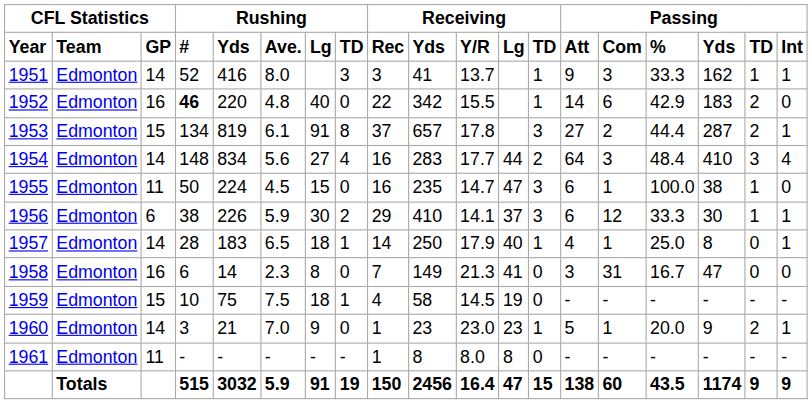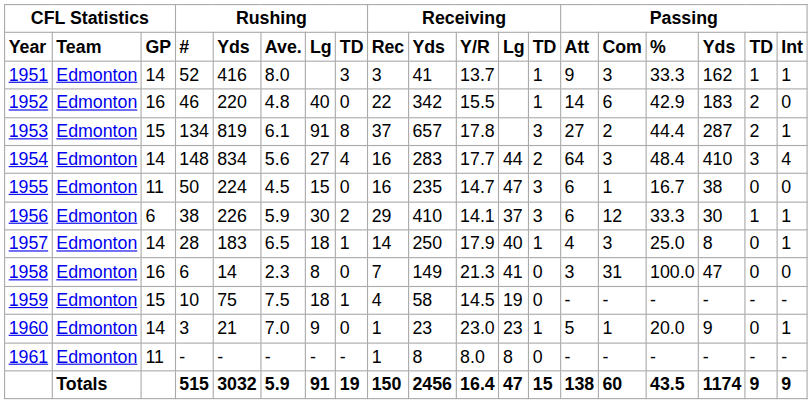(189, 103) bold -> (189, 103) normal
(672, 187) 100.0 -> (667, 187) 16.7
(754, 187) 1 -> (754, 187) 0
(607, 243) 1 -> (607, 243) 3
(667, 272) 16.7 -> (672, 272) 100.0
(754, 328) 2 -> (754, 328) 0
